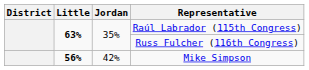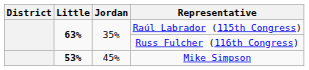(73, 58) 56% -> (73, 58) 53%
(111, 58) 42% -> (111, 58) 45%
